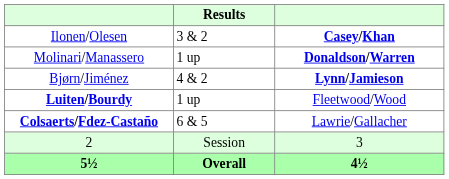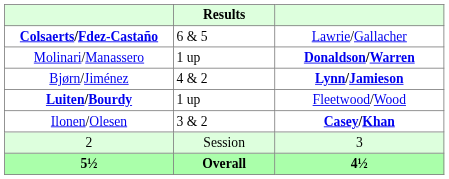rows swapped: (89, 36) <-> (89, 121)
